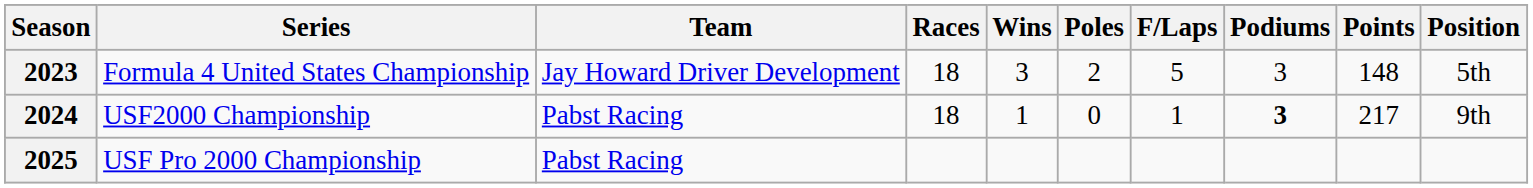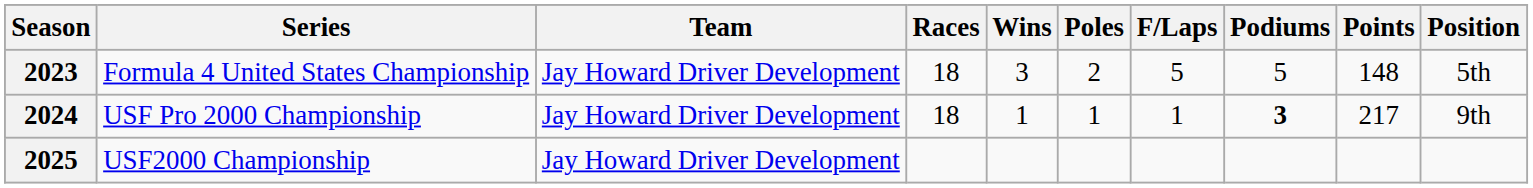(1280, 71) 3 -> (1280, 71) 5
(237, 115) USF2000 Championship -> (262, 115) USF Pro 2000 Championship
(612, 115) Pabst Racing -> (721, 115) Jay Howard Driver Development
(1094, 115) 0 -> (1094, 115) 1
(262, 160) USF Pro 2000 Championship -> (237, 160) USF2000 Championship
(612, 160) Pabst Racing -> (721, 160) Jay Howard Driver Development
